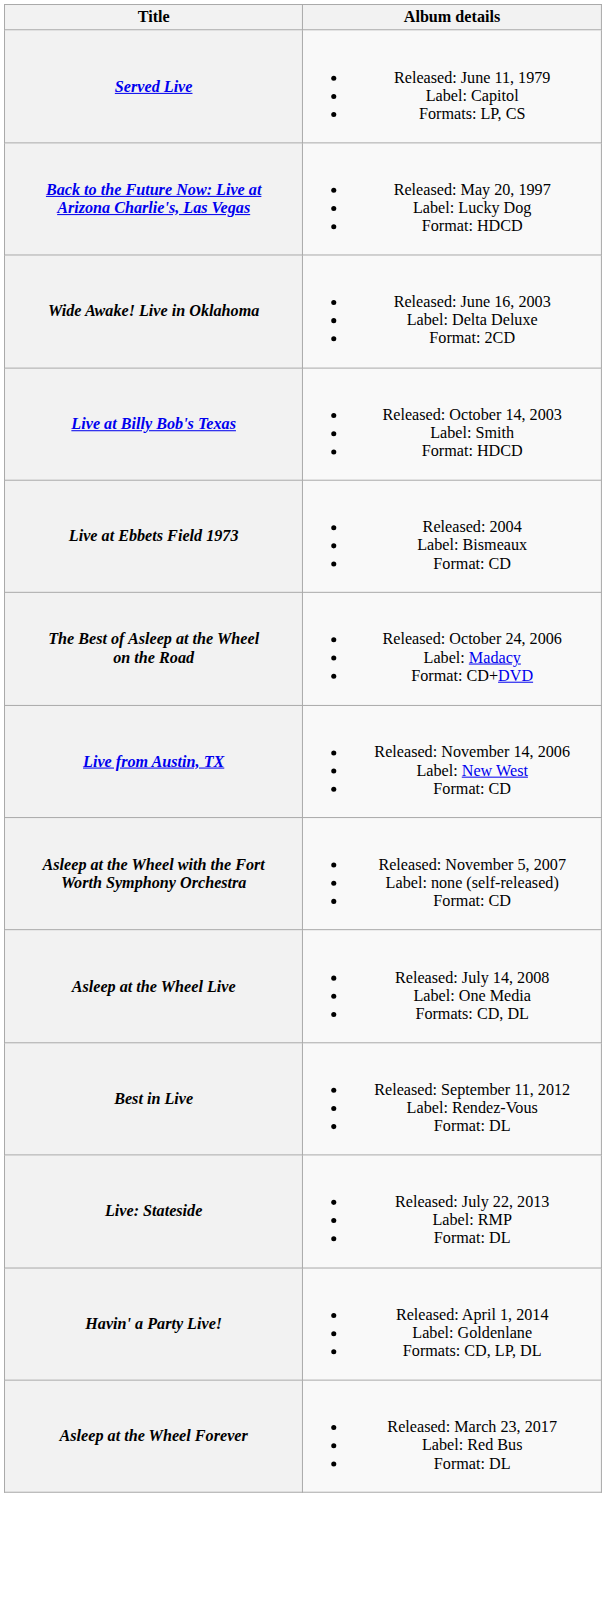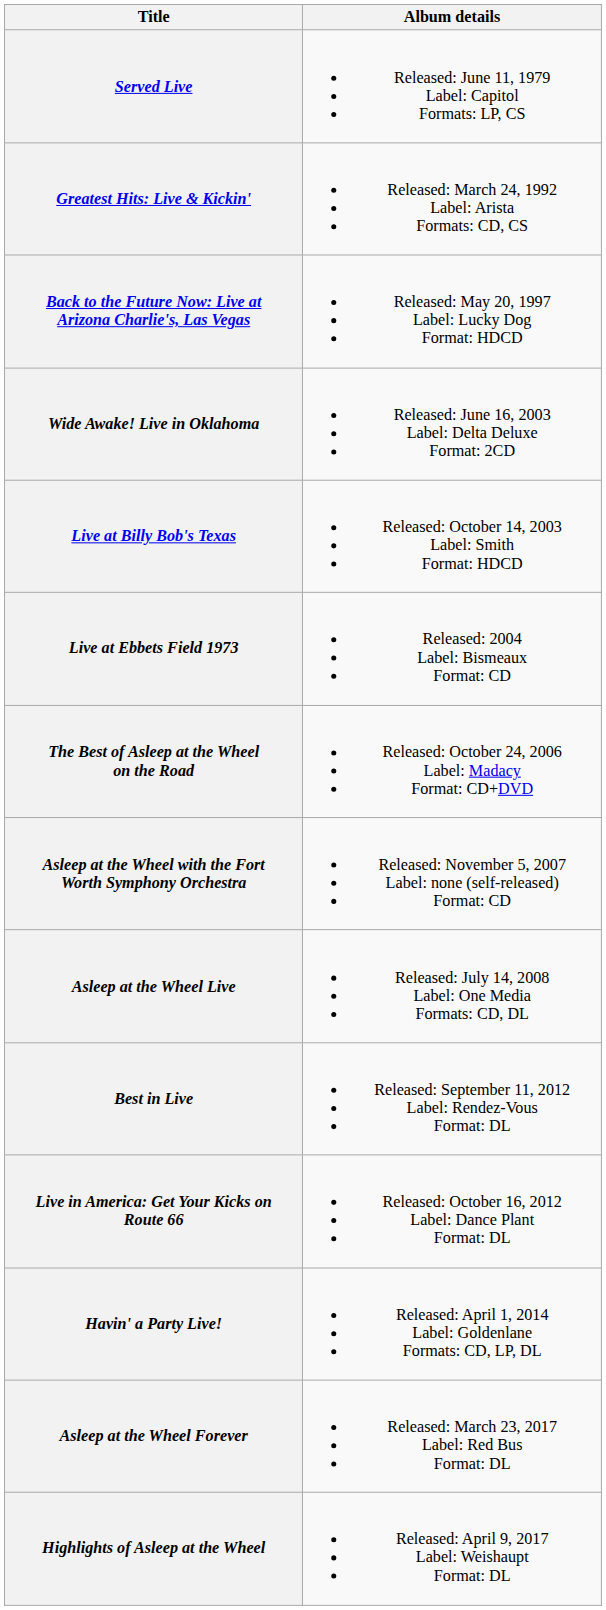+ row: (154, 198)
- row: (154, 761)
+ row: (154, 1211)
- row: (154, 1211)
+ row: (154, 1548)
